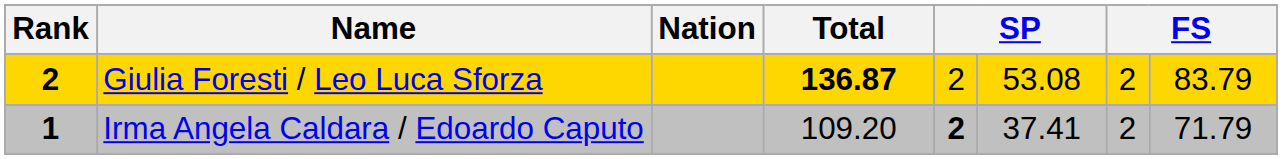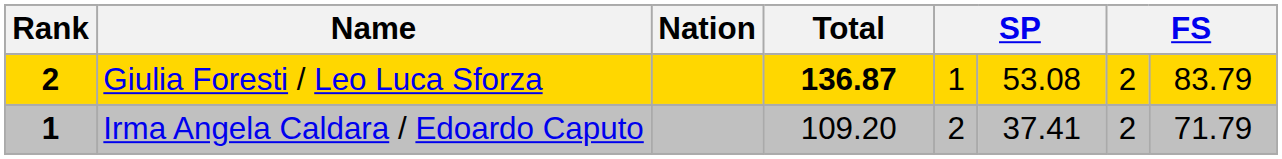(956, 79) 2 -> (956, 79) 1
(956, 128) bold -> (956, 128) normal
